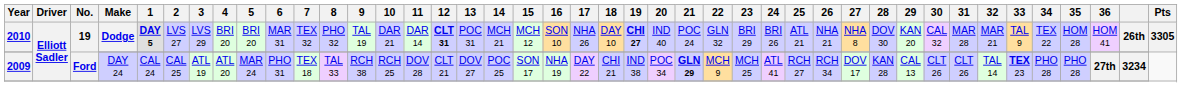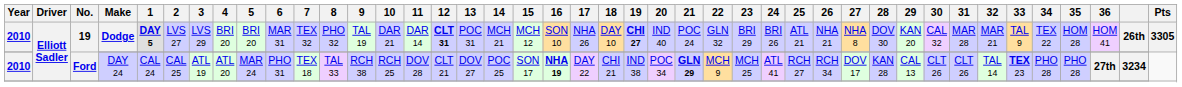(19, 66) 2009 -> (19, 66) 2010
(557, 66) normal -> (557, 66) bold
